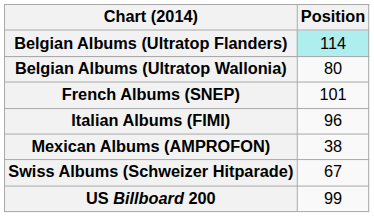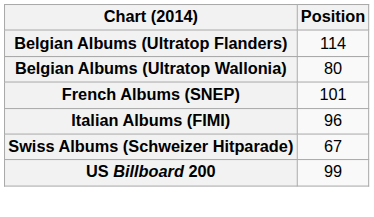(333, 43) paleturquoise background -> (333, 43) no background
- row: (151, 146)
